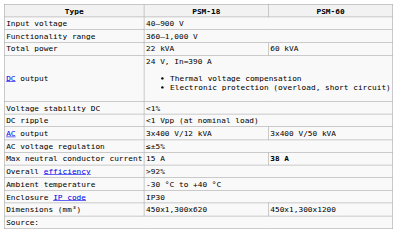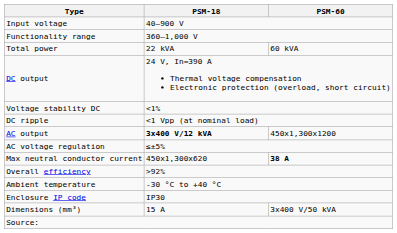(179, 133) normal -> (179, 133) bold
(303, 133) 3x400 V/50 kVA -> (303, 133) 450x1,300x1200
(155, 159) 15 A -> (177, 159) 450x1,300x620
(177, 210) 450x1,300x620 -> (155, 210) 15 A
(303, 210) 450x1,300x1200 -> (303, 210) 3x400 V/50 kVA
